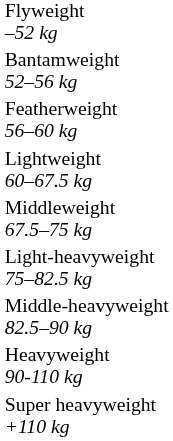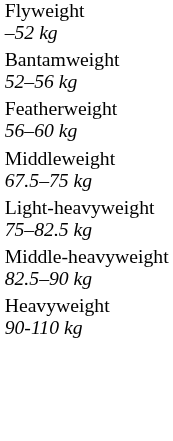- row: (53, 169)
- row: (80, 415)
